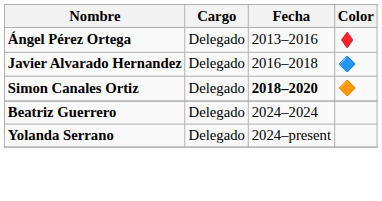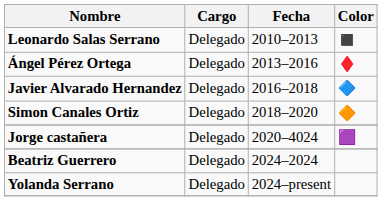+ row: (84, 39)
(285, 88) bold -> (285, 112) normal
+ row: (58, 137)
